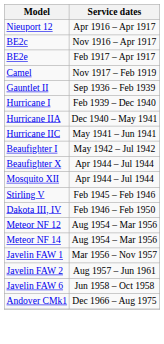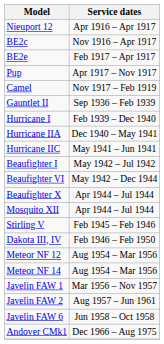+ row: (14, 73)
+ row: (35, 179)
